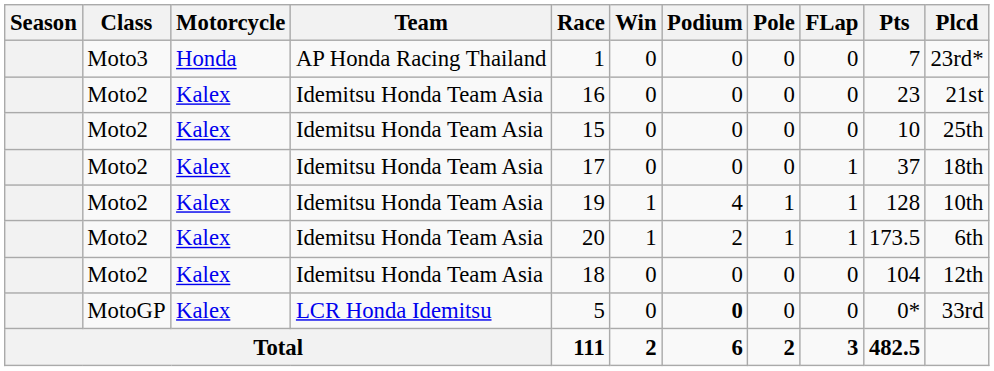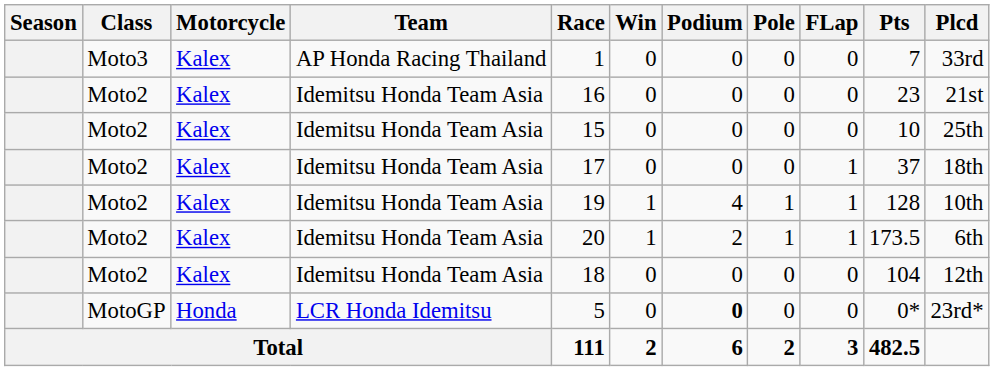(206, 58) Honda -> (203, 58) Kalex
(957, 58) 23rd* -> (963, 58) 33rd
(203, 310) Kalex -> (206, 310) Honda
(963, 310) 33rd -> (957, 310) 23rd*
